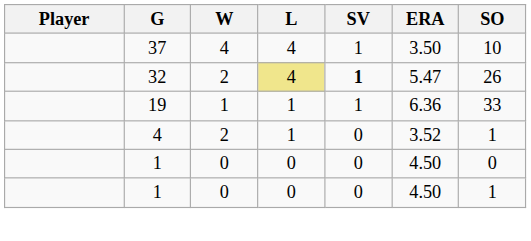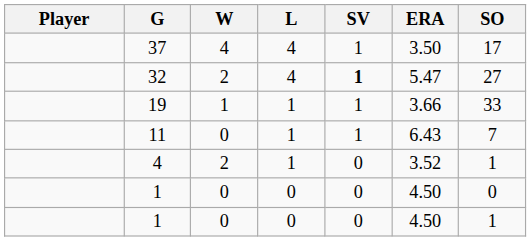(492, 47) 10 -> (492, 47) 17
(291, 76) khaki background -> (291, 76) no background
(492, 76) 26 -> (492, 76) 27
(425, 105) 6.36 -> (425, 105) 3.66
+ row: (157, 134)
